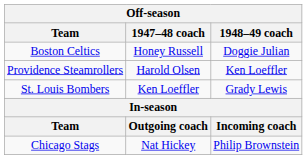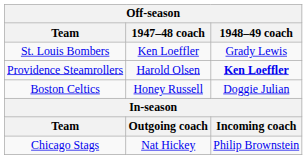rows swapped: (65, 51) <-> (65, 88)
(256, 70) normal -> (256, 70) bold
